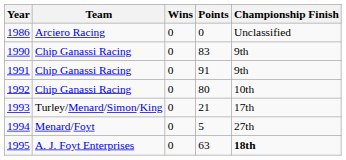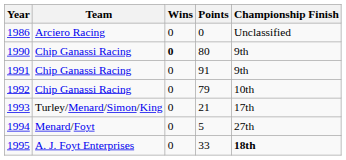(171, 51) normal -> (171, 51) bold
(204, 51) 83 -> (204, 51) 80
(204, 89) 80 -> (204, 89) 79
(204, 145) 63 -> (204, 145) 33
